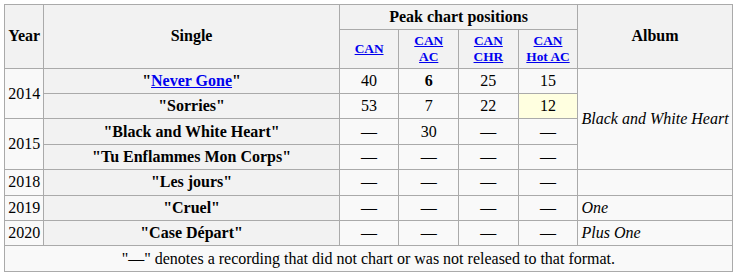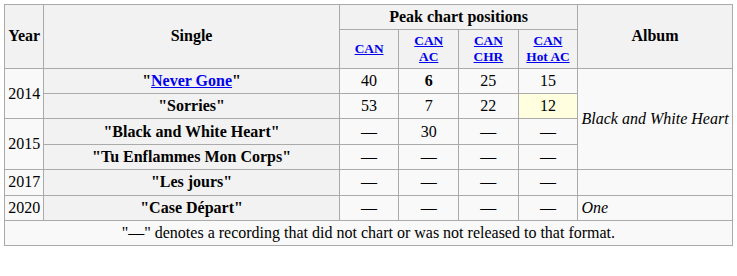(24, 182) 2018 -> (24, 182) 2017
- row: (192, 207)
(611, 233) Plus One -> (595, 207) One
